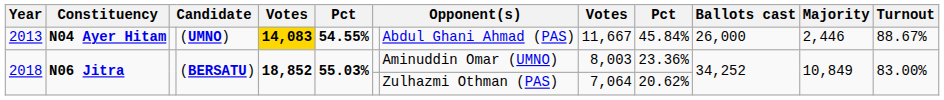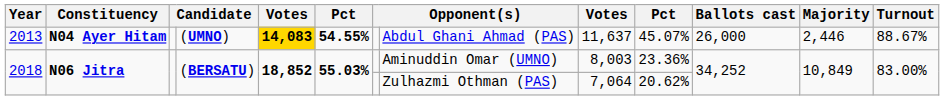(607, 38) 11,667 -> (607, 38) 11,637
(664, 38) 45.84% -> (664, 38) 45.07%
